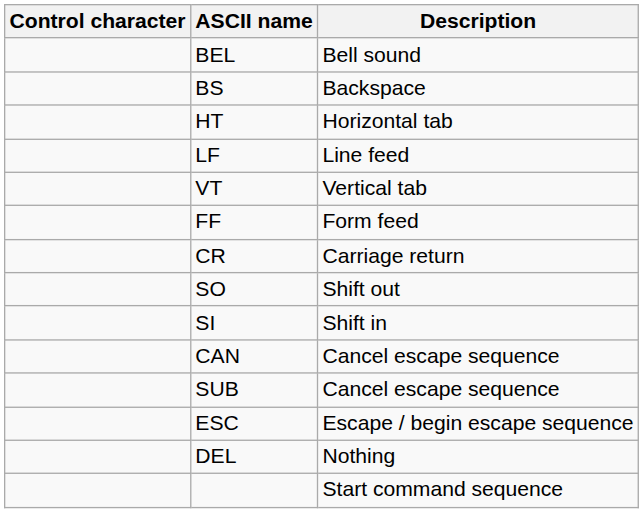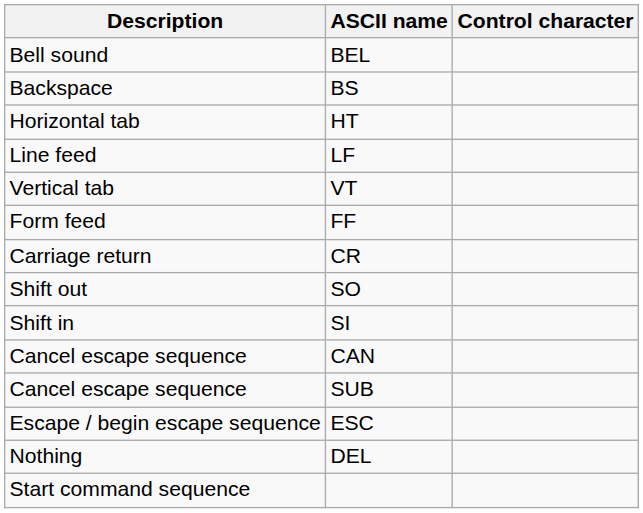columns swapped: (98, 21) <-> (478, 21)
